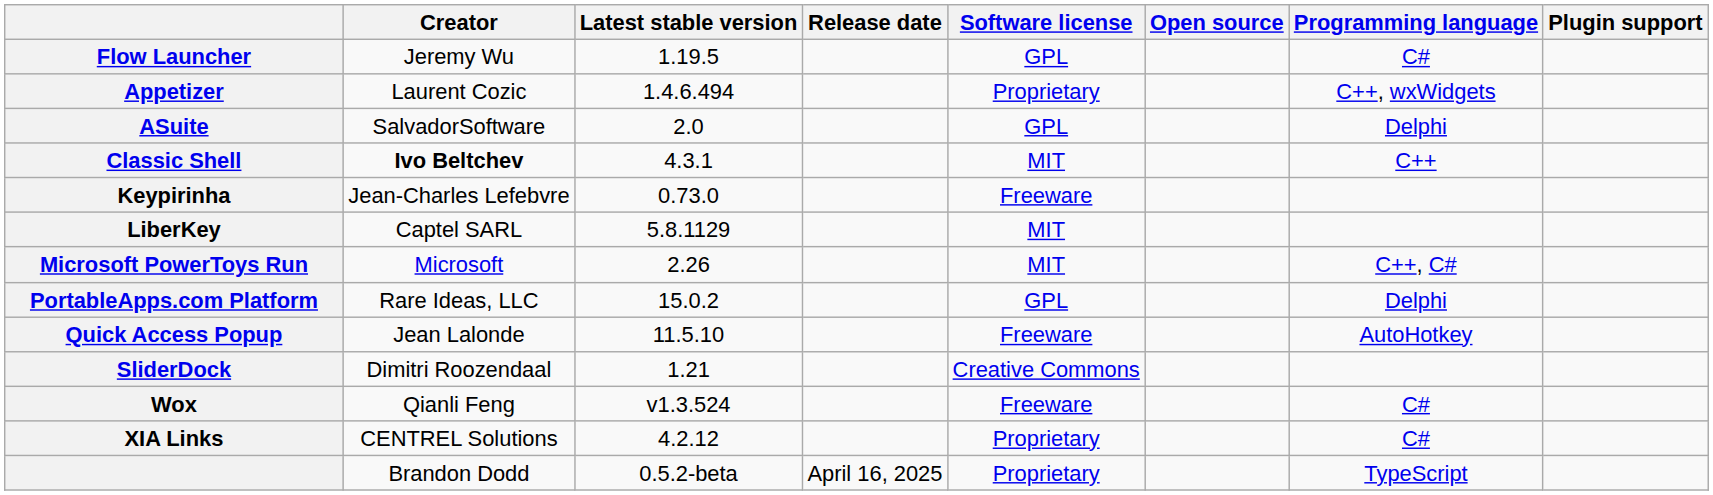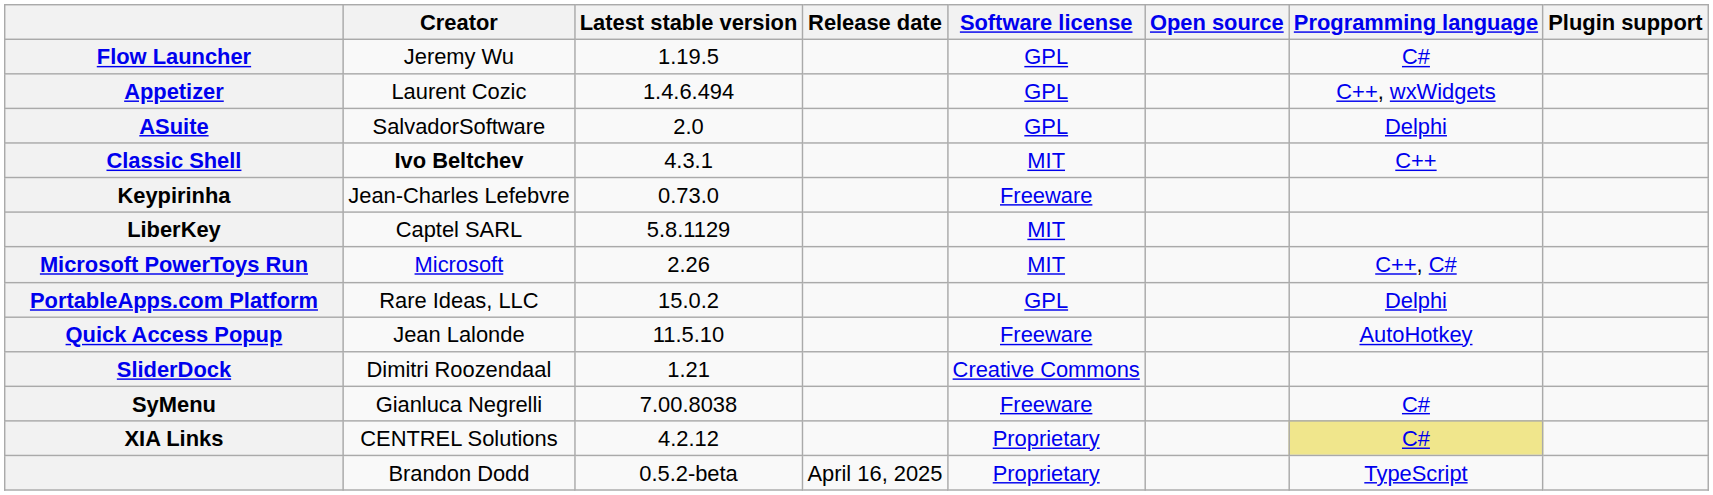(1046, 92) Proprietary -> (1046, 92) GPL
+ row: (174, 403)
- row: (174, 403)
(1416, 438) no background -> (1416, 438) khaki background
